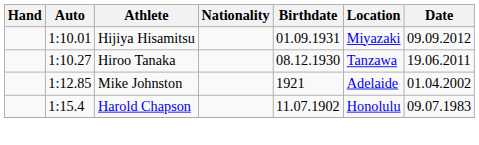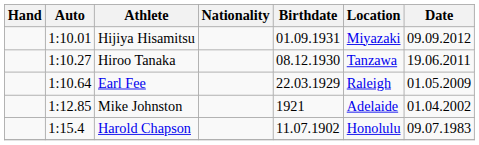+ row: (122, 83)
